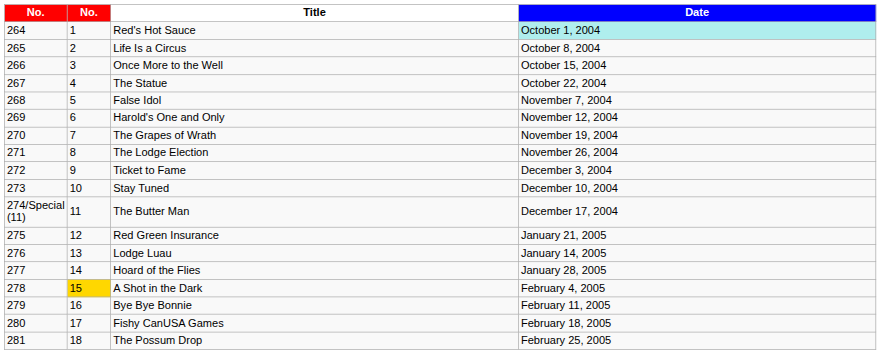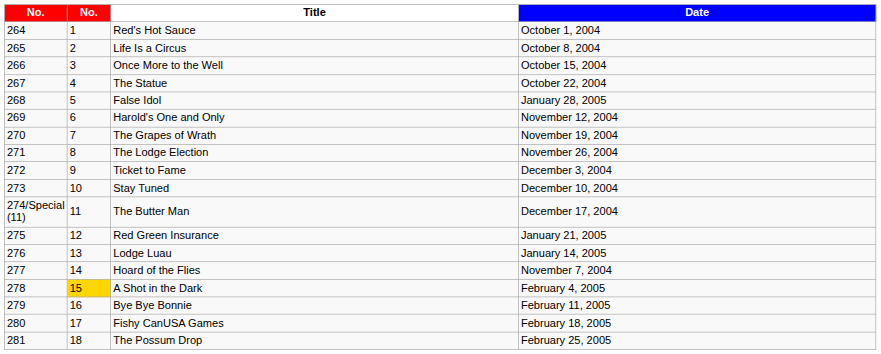(561, 30) paleturquoise background -> (561, 30) no background
(566, 100) November 7, 2004 -> (564, 100) January 28, 2005
(564, 270) January 28, 2005 -> (566, 270) November 7, 2004
